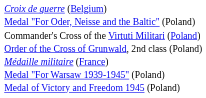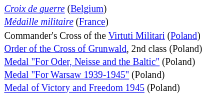rows swapped: (56, 62) <-> (100, 22)
